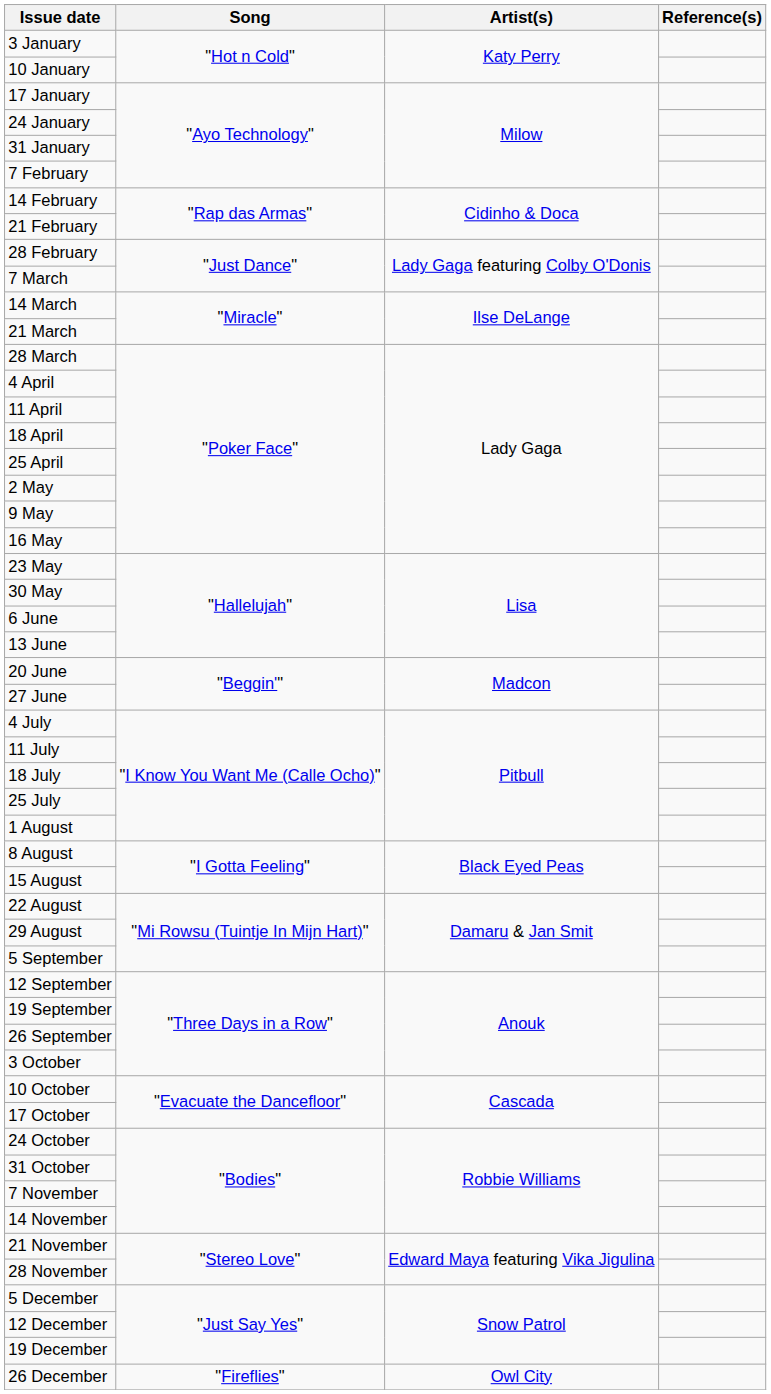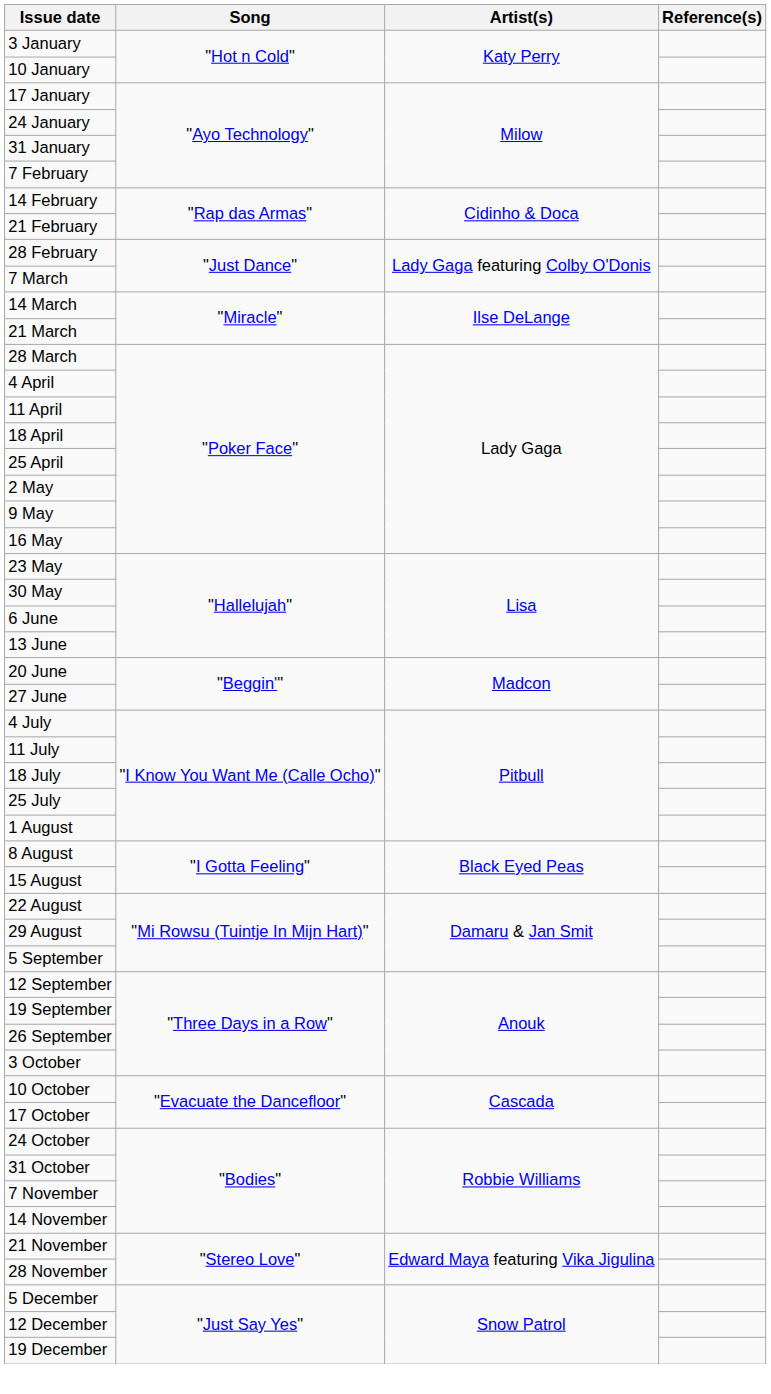- row: (58, 1376)
